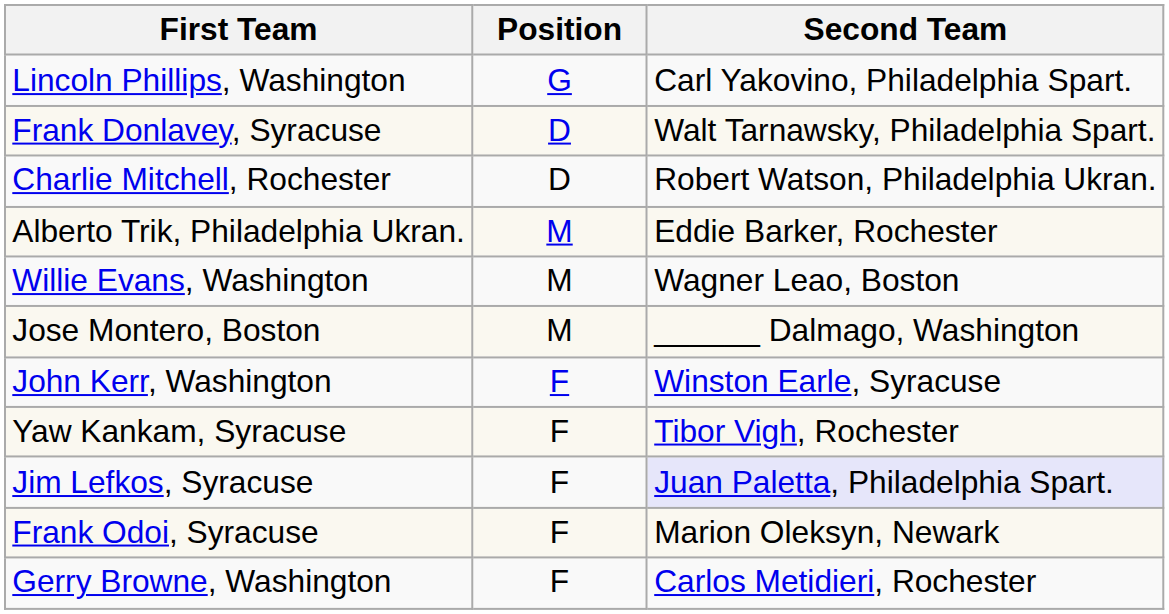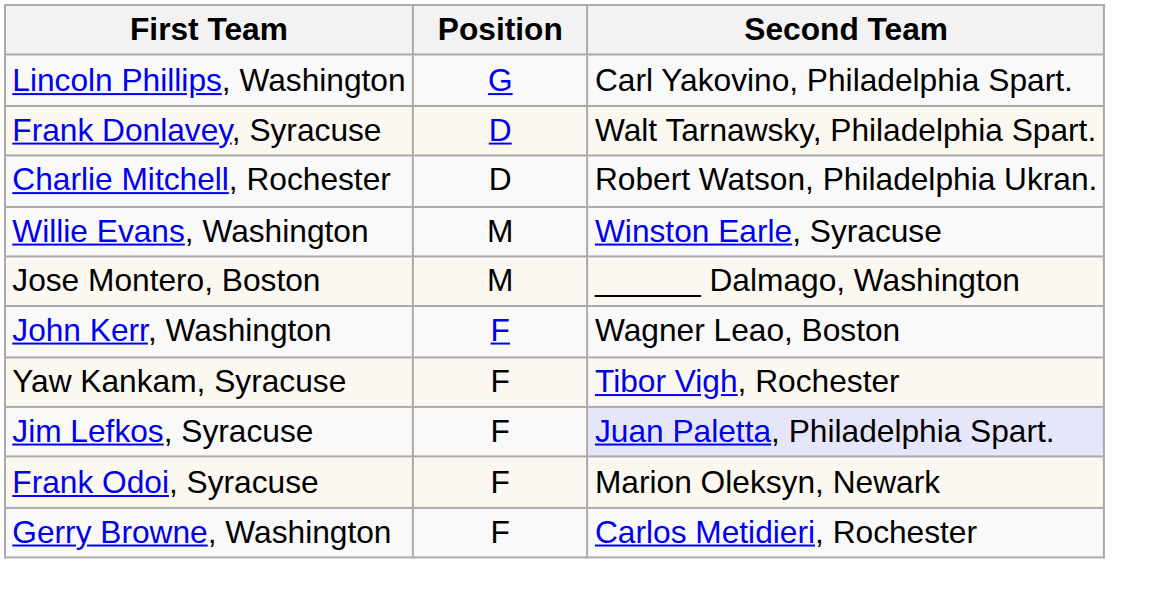- row: (239, 230)
(807, 280) Wagner Leao, Boston -> (768, 230) Winston Earle, Syracuse
(828, 381) Winston Earle, Syracuse -> (748, 331) Wagner Leao, Boston
